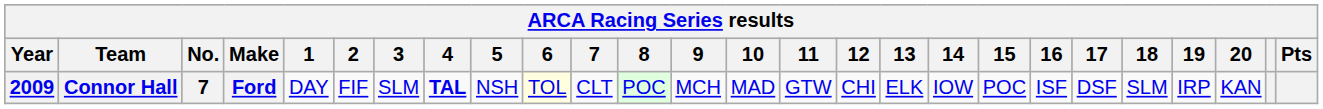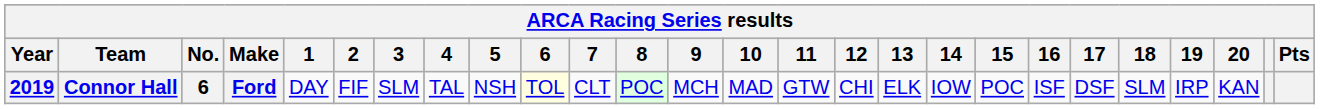(32, 87) 2009 -> (32, 87) 2019
(203, 87) 7 -> (203, 87) 6
(448, 87) bold -> (447, 87) normal
